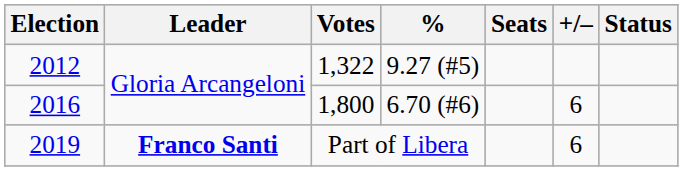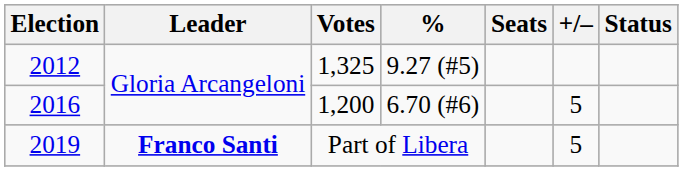(346, 64) 1,322 -> (346, 64) 1,325
(346, 104) 1,800 -> (346, 104) 1,200
(576, 104) 6 -> (576, 104) 5
(576, 144) 6 -> (576, 144) 5
